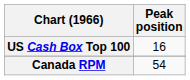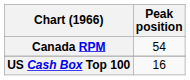rows swapped: (69, 65) <-> (69, 46)
